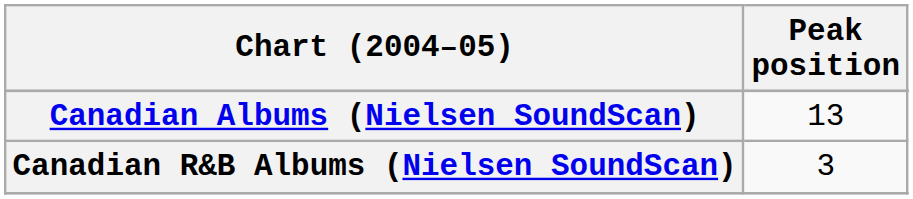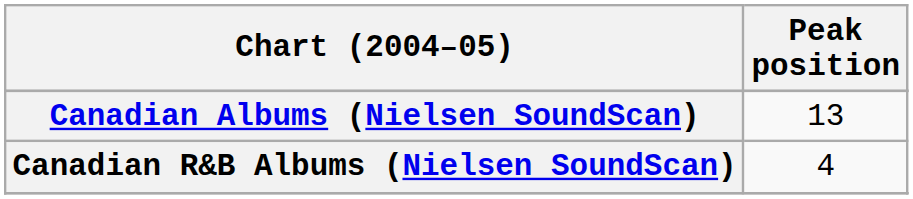(826, 167) 3 -> (826, 167) 4
